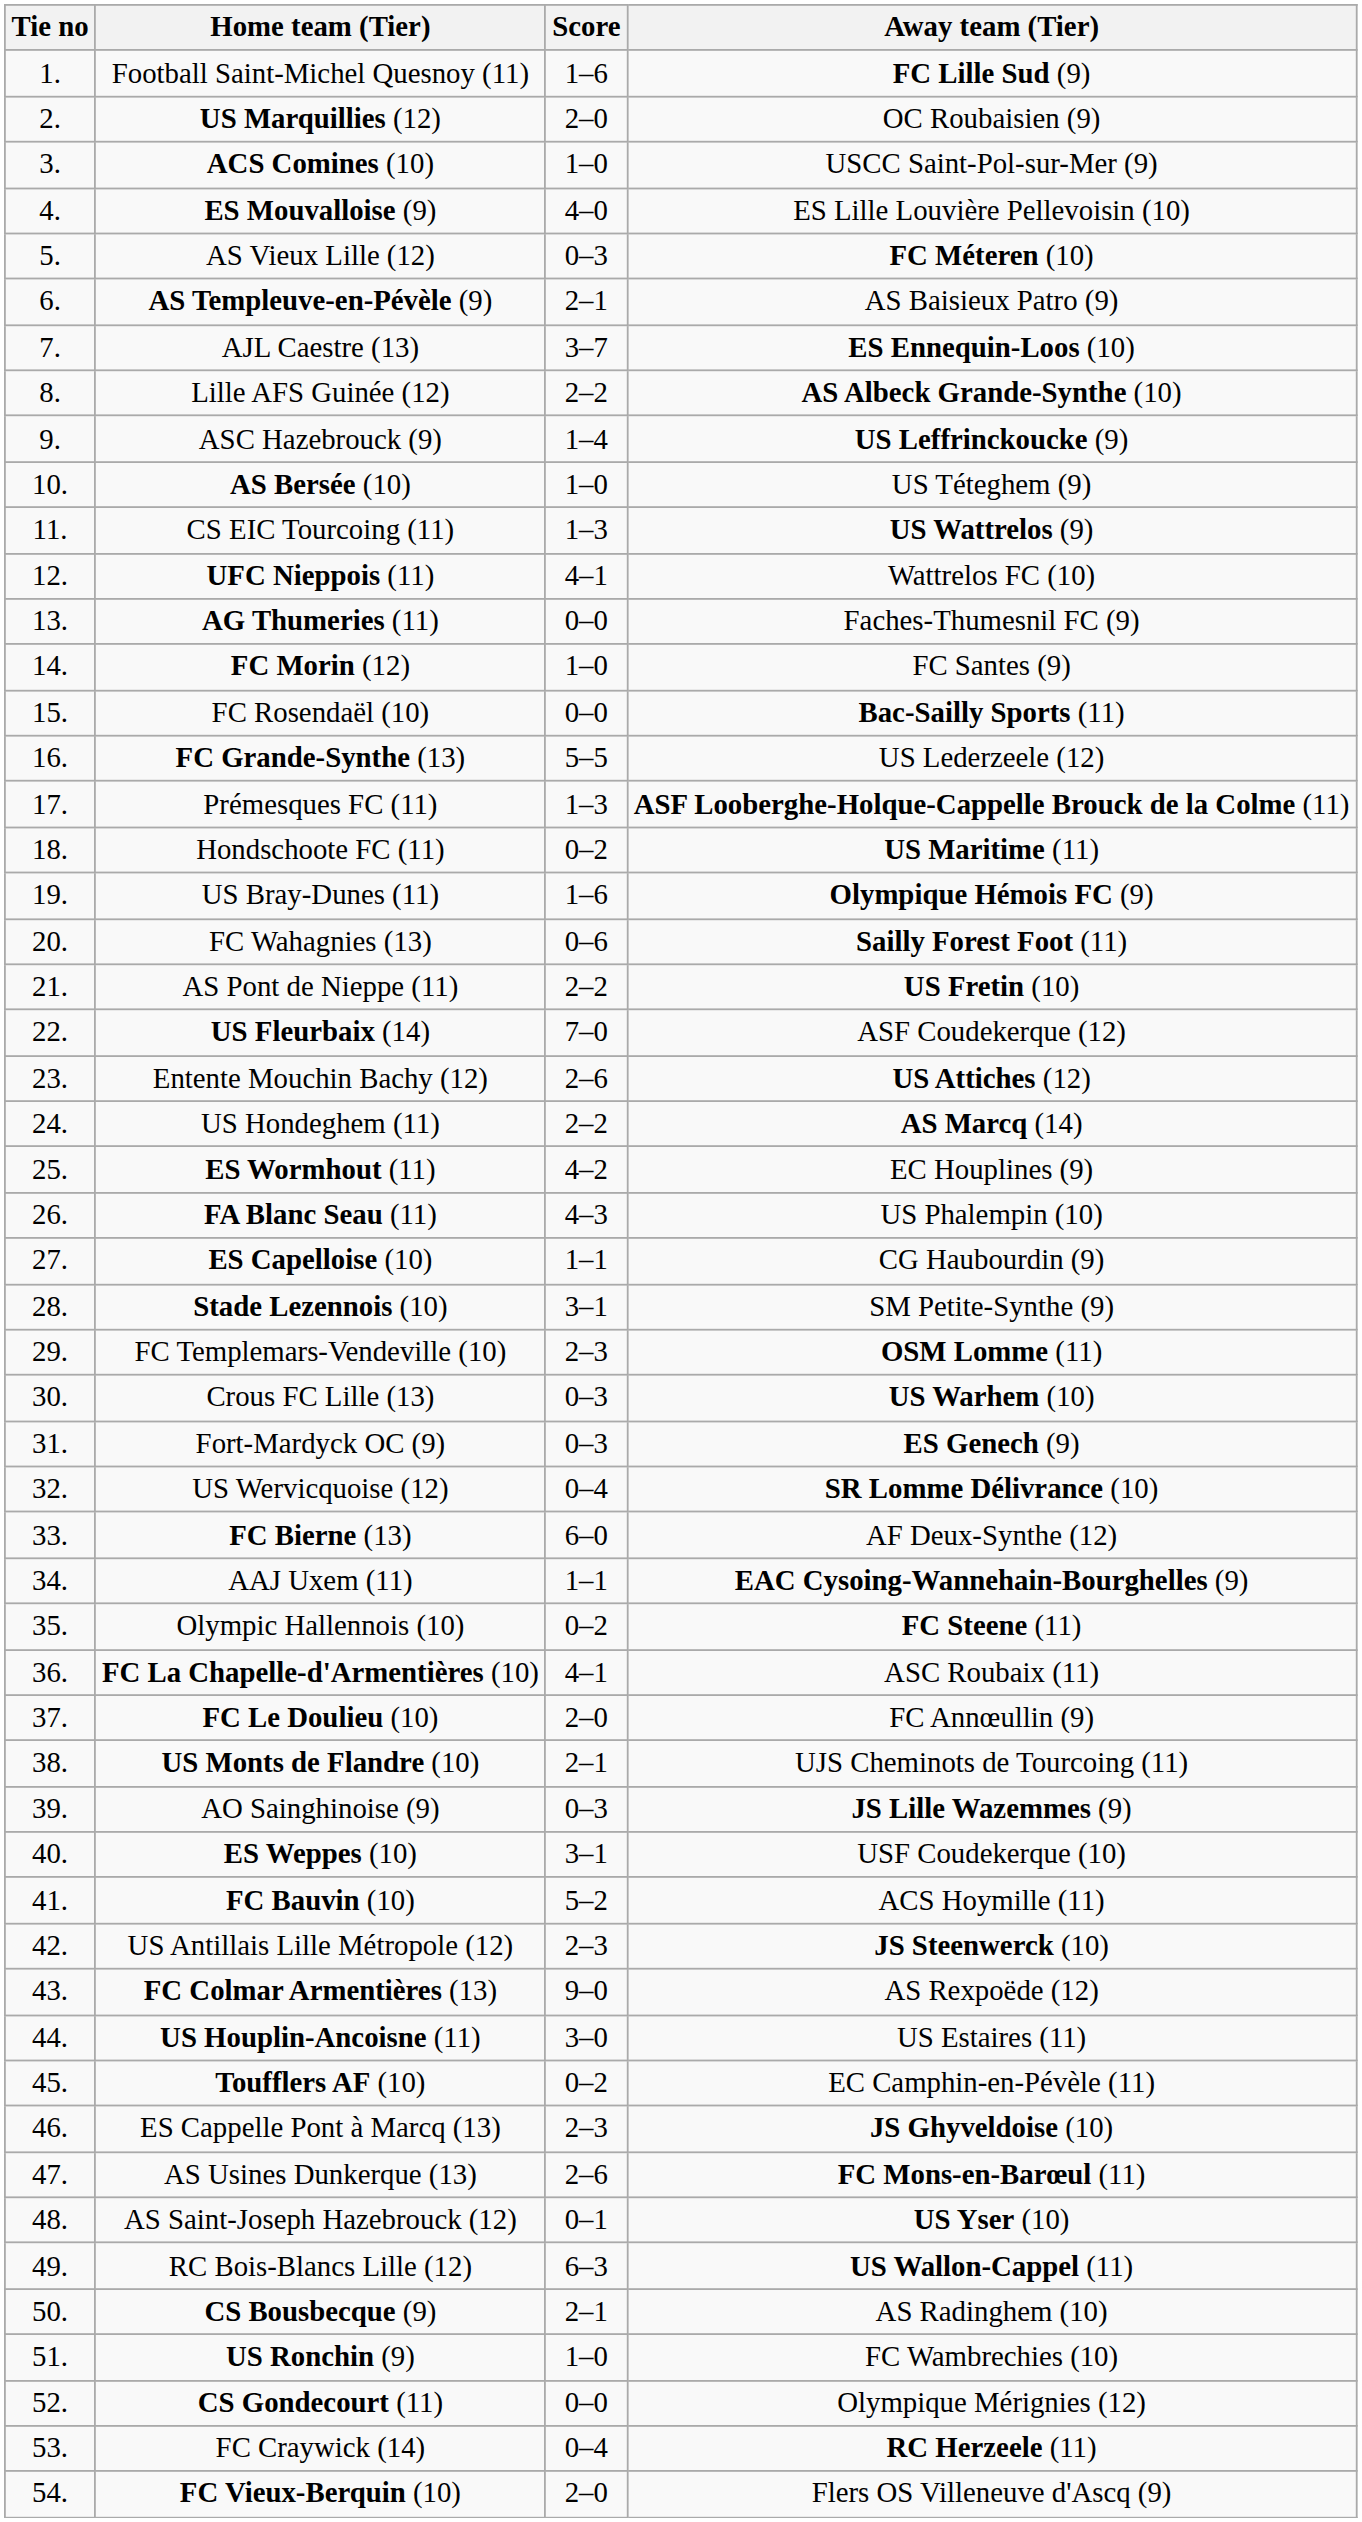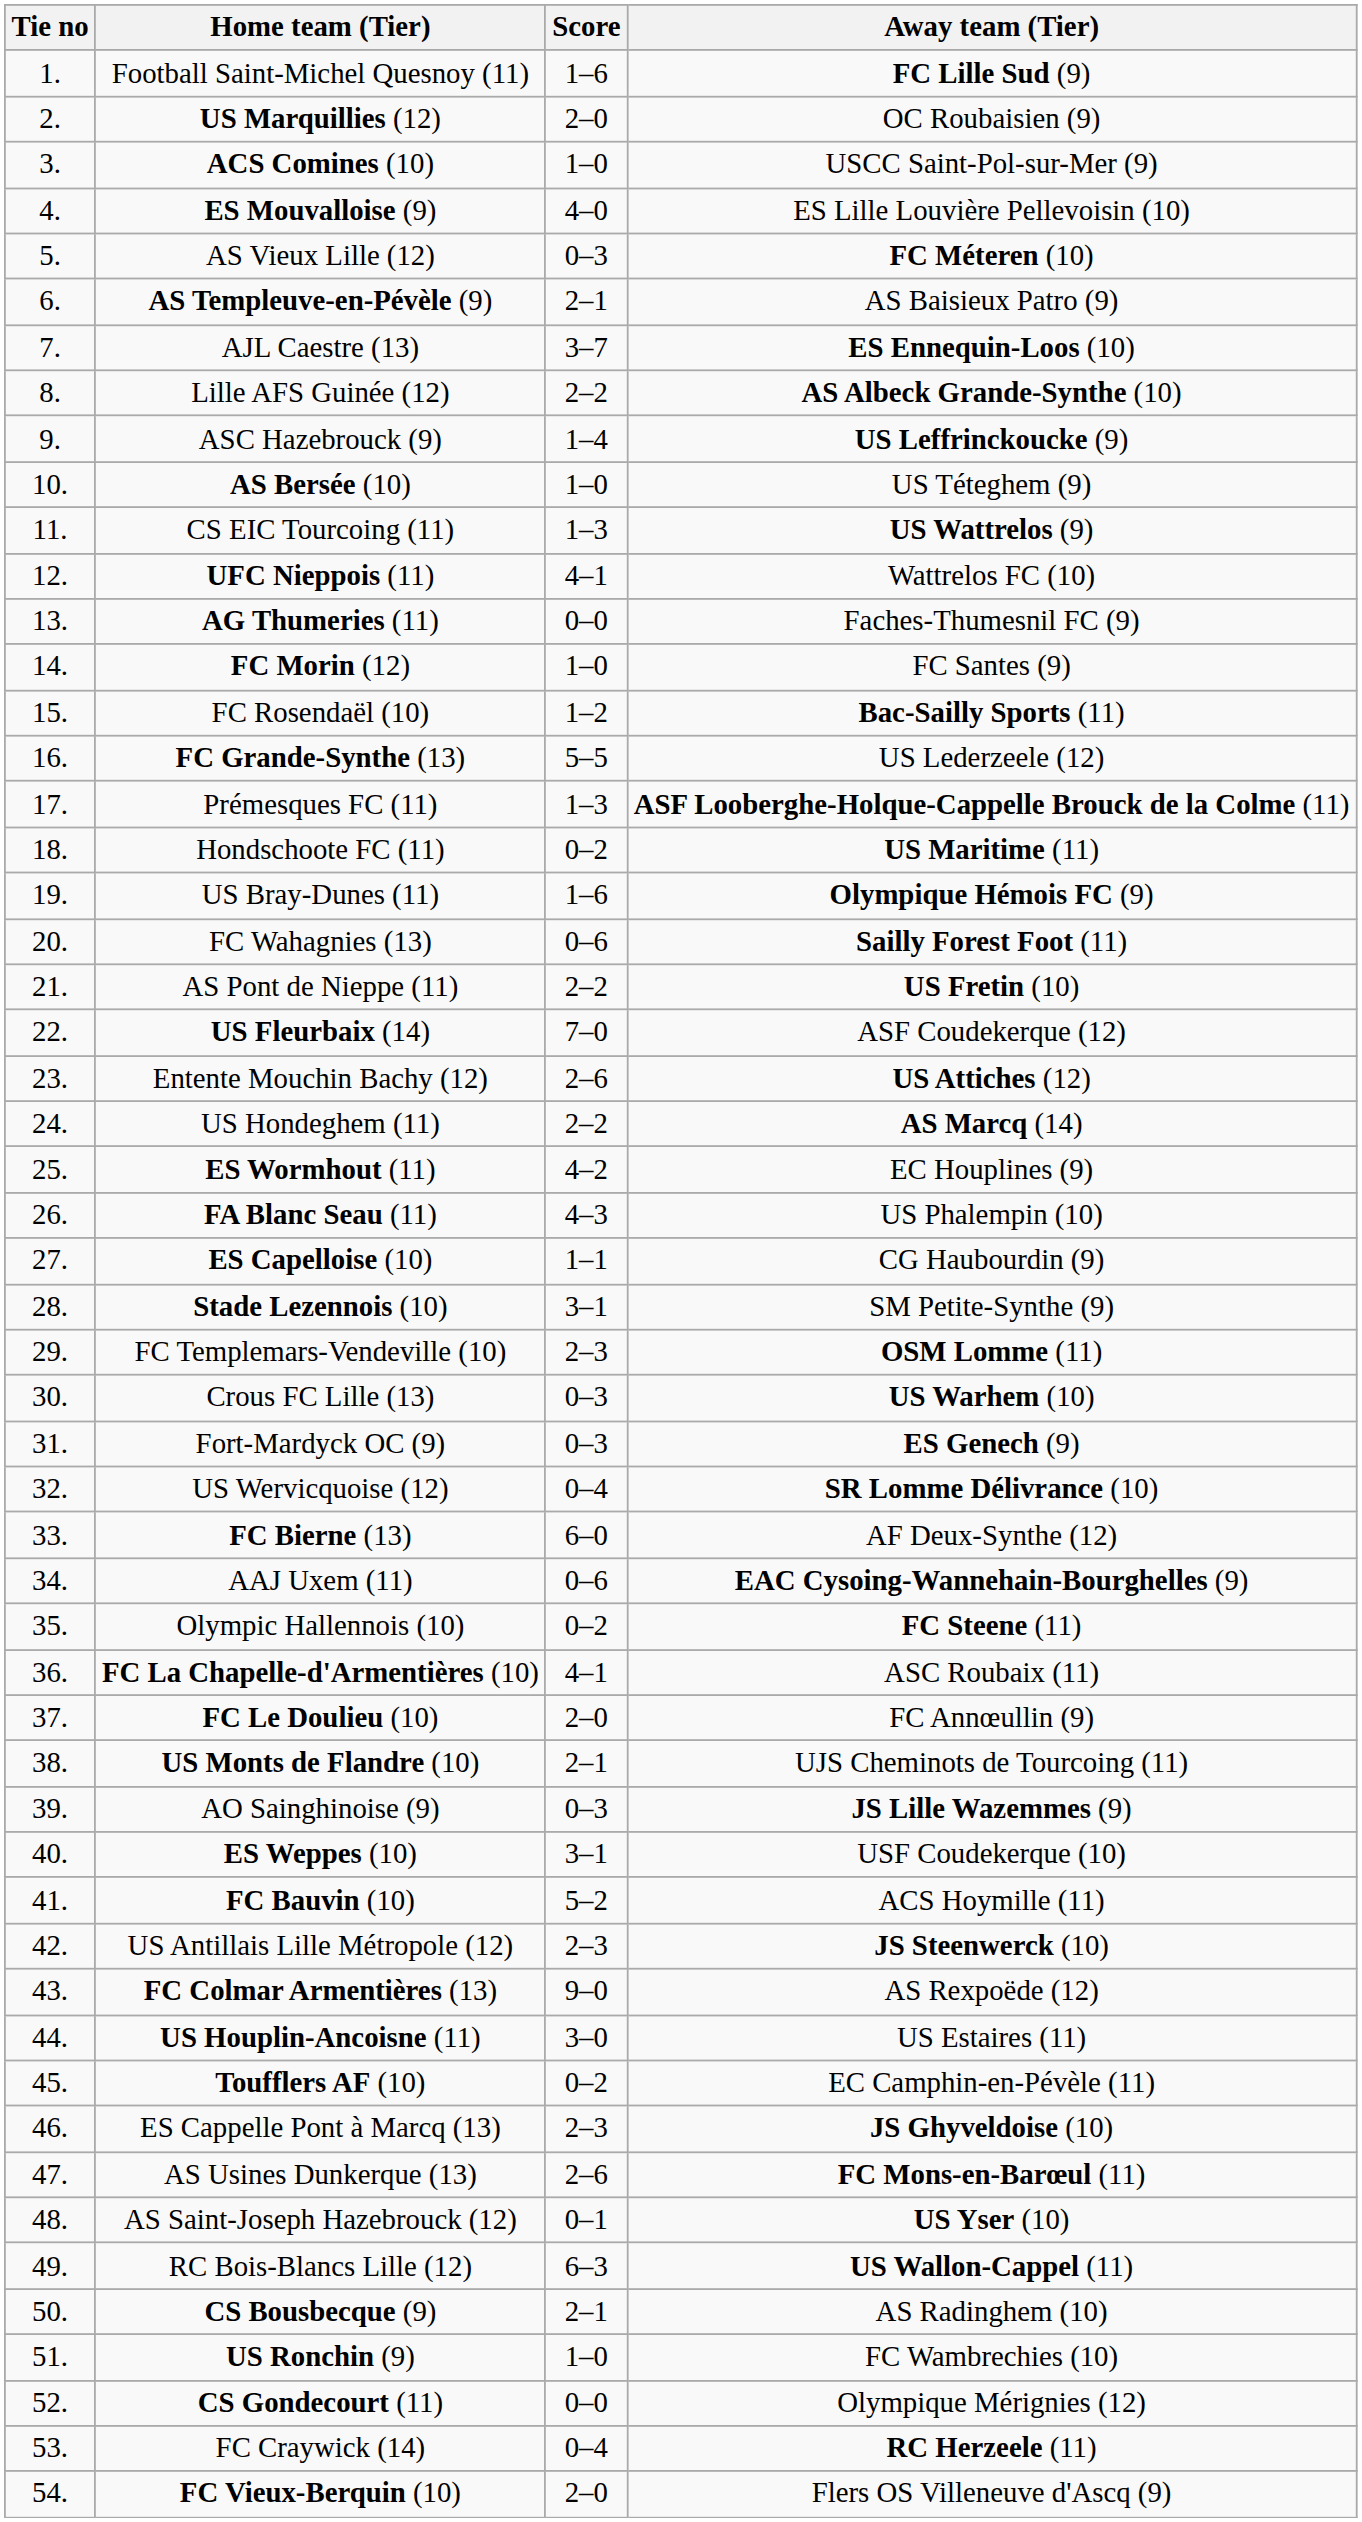(586, 712) 0–0 -> (586, 712) 1–2
(586, 1580) 1–1 -> (586, 1580) 0–6
